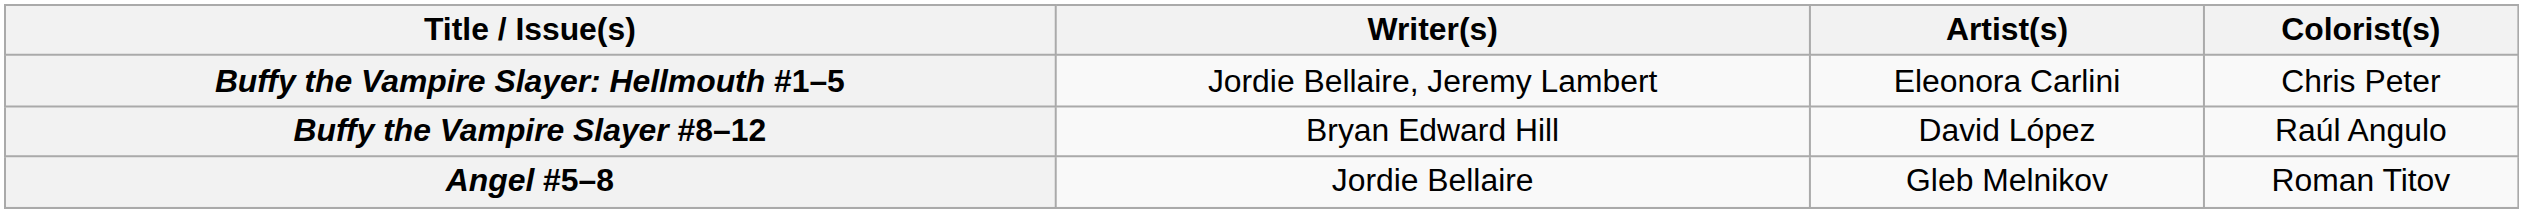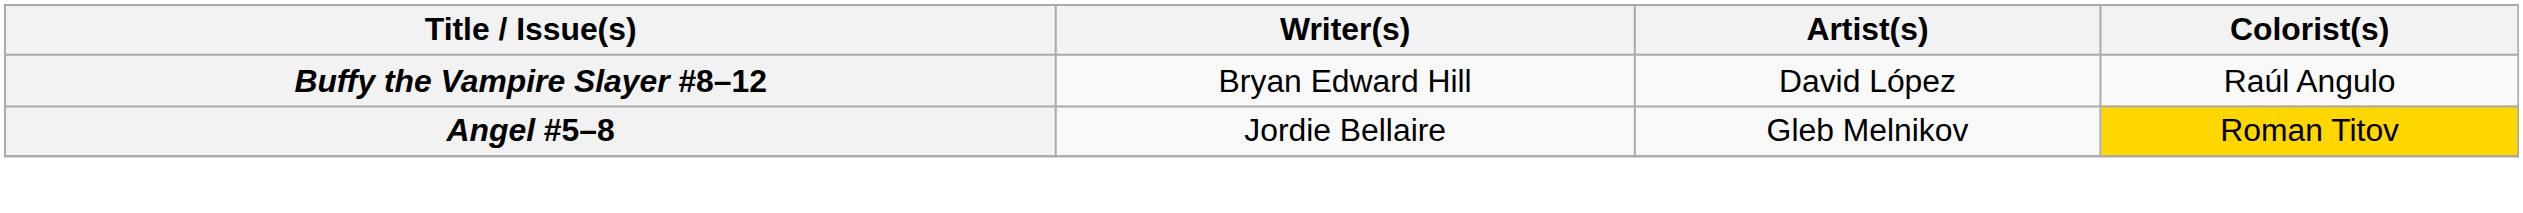- row: (530, 80)
(2361, 181) no background -> (2310, 130) gold background
